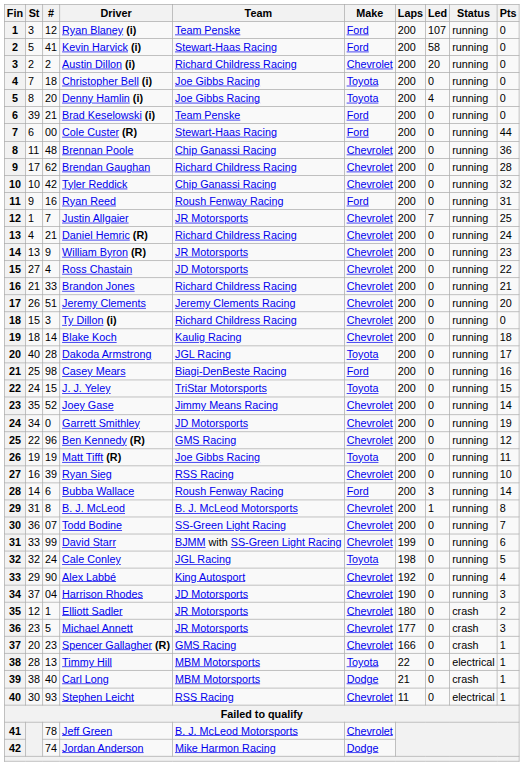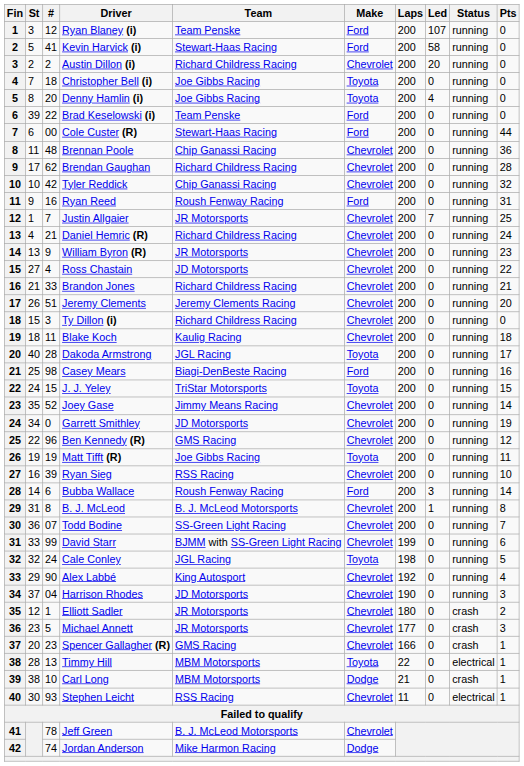(51, 116) 21 -> (51, 116) 22
(51, 338) 14 -> (51, 338) 11
(51, 679) 40 -> (51, 679) 10
